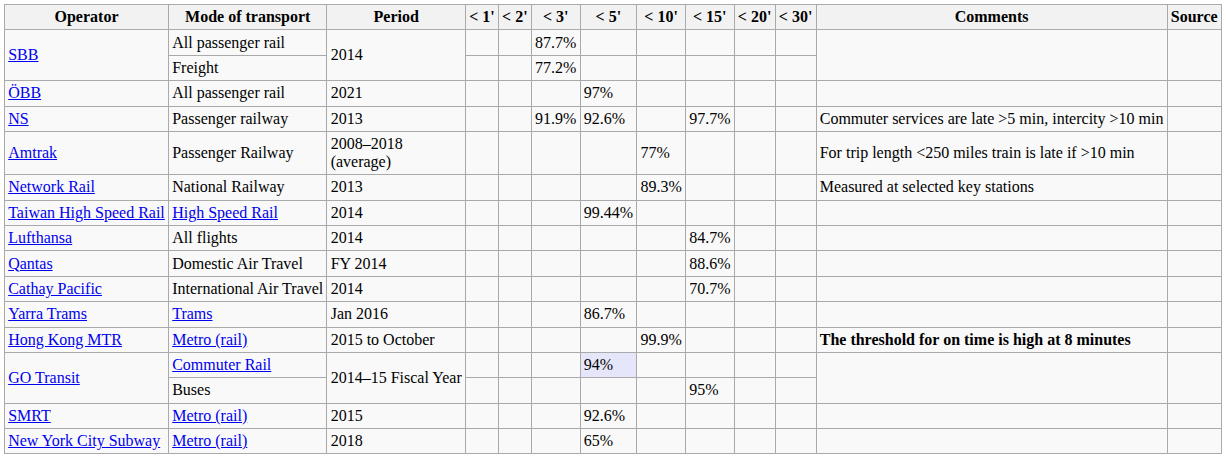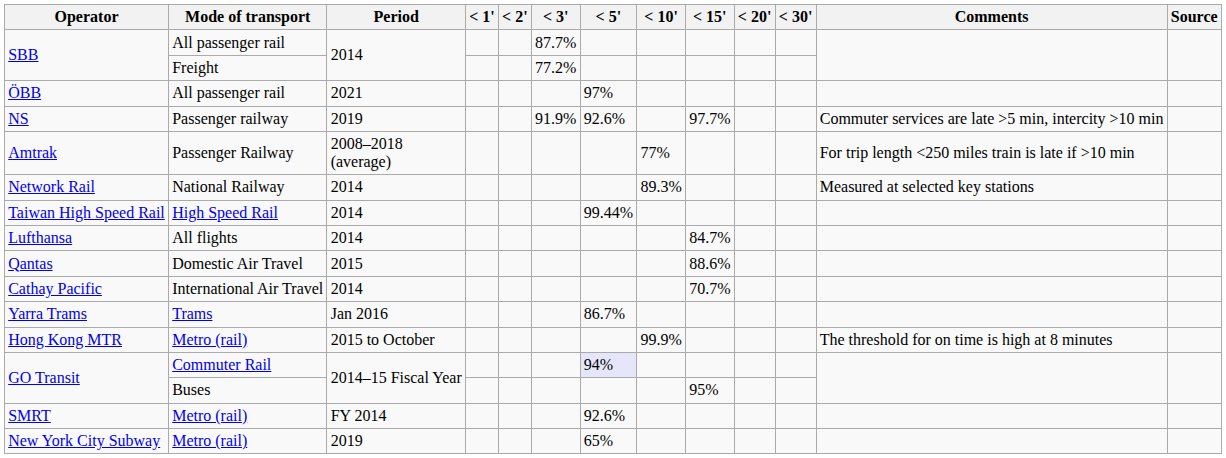(347, 118) 2013 -> (347, 118) 2019
(347, 187) 2013 -> (347, 187) 2014
(359, 263) FY 2014 -> (347, 263) 2015
(975, 339) bold -> (966, 339) normal
(347, 415) 2015 -> (359, 415) FY 2014
(347, 441) 2018 -> (347, 441) 2019
